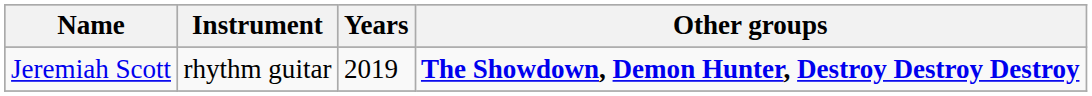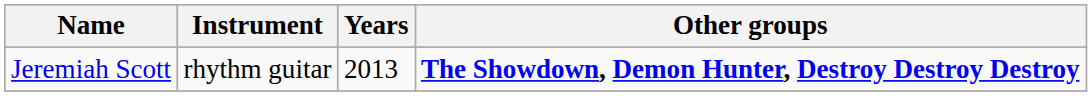(371, 68) 2019 -> (371, 68) 2013
